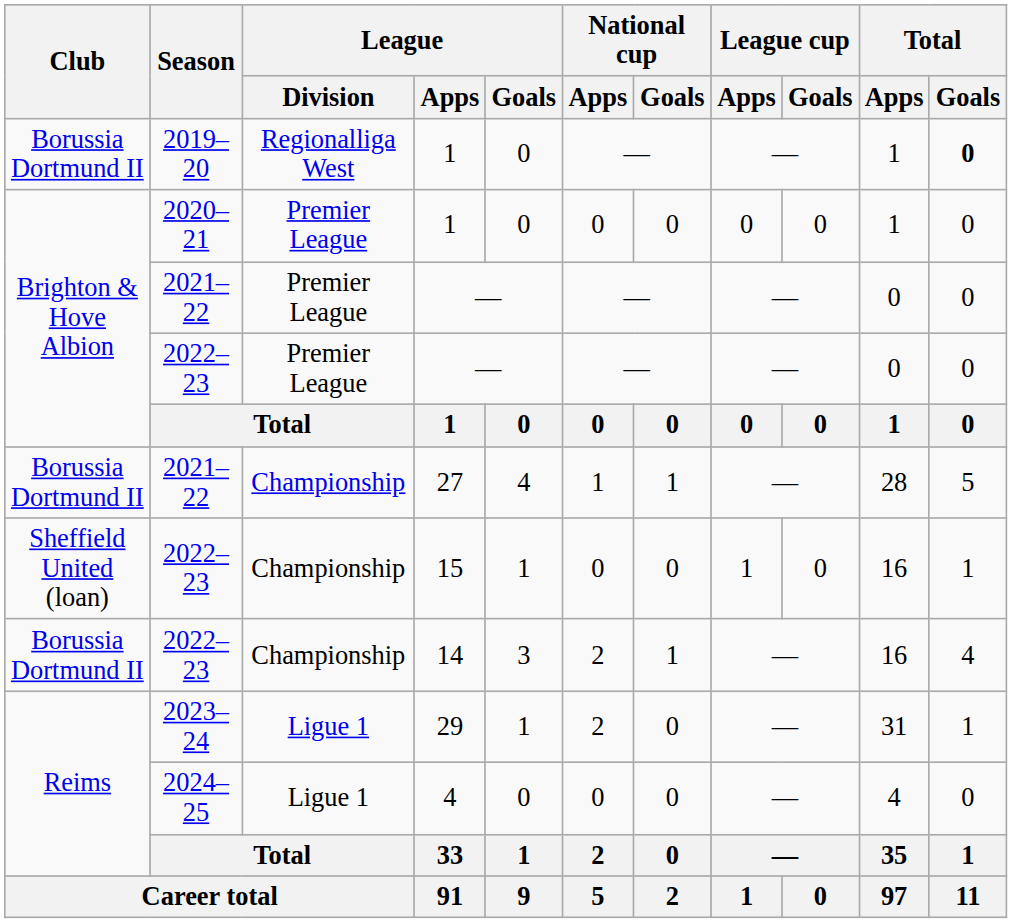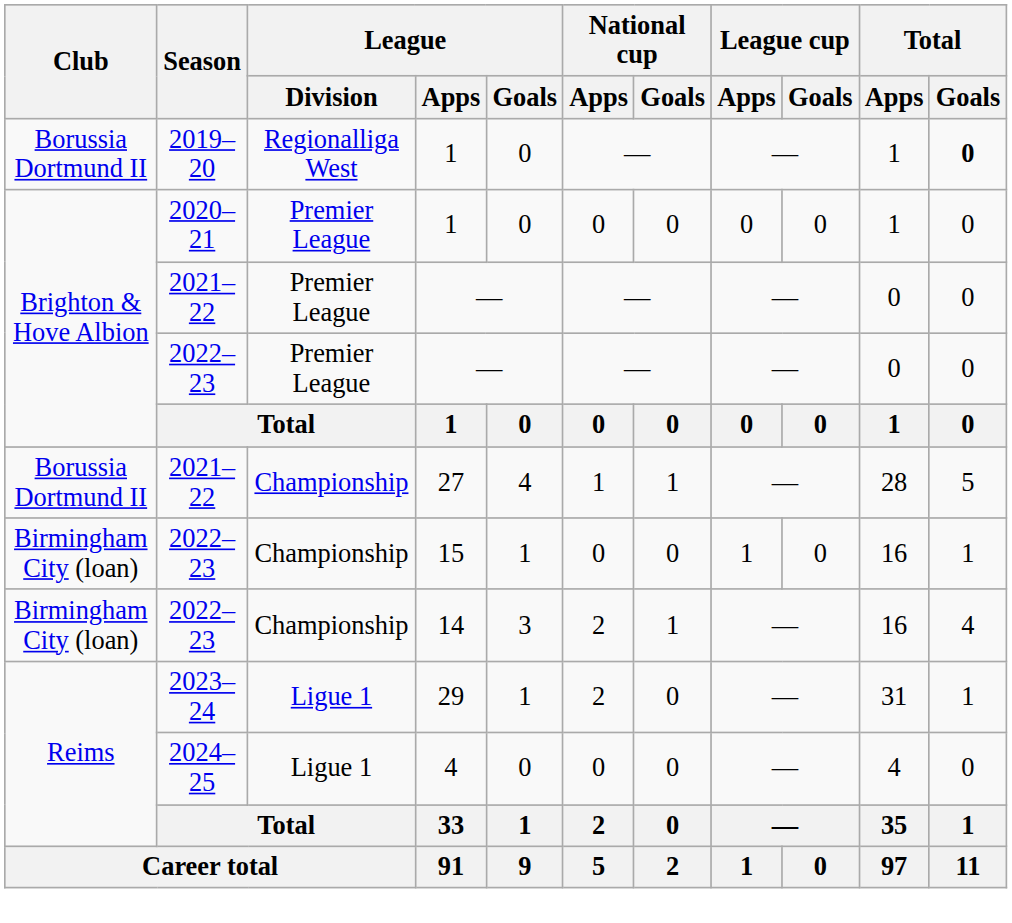(77, 568) Sheffield United (loan) -> (81, 553) Birmingham City (loan)
(77, 654) Borussia Dortmund II -> (81, 625) Birmingham City (loan)
